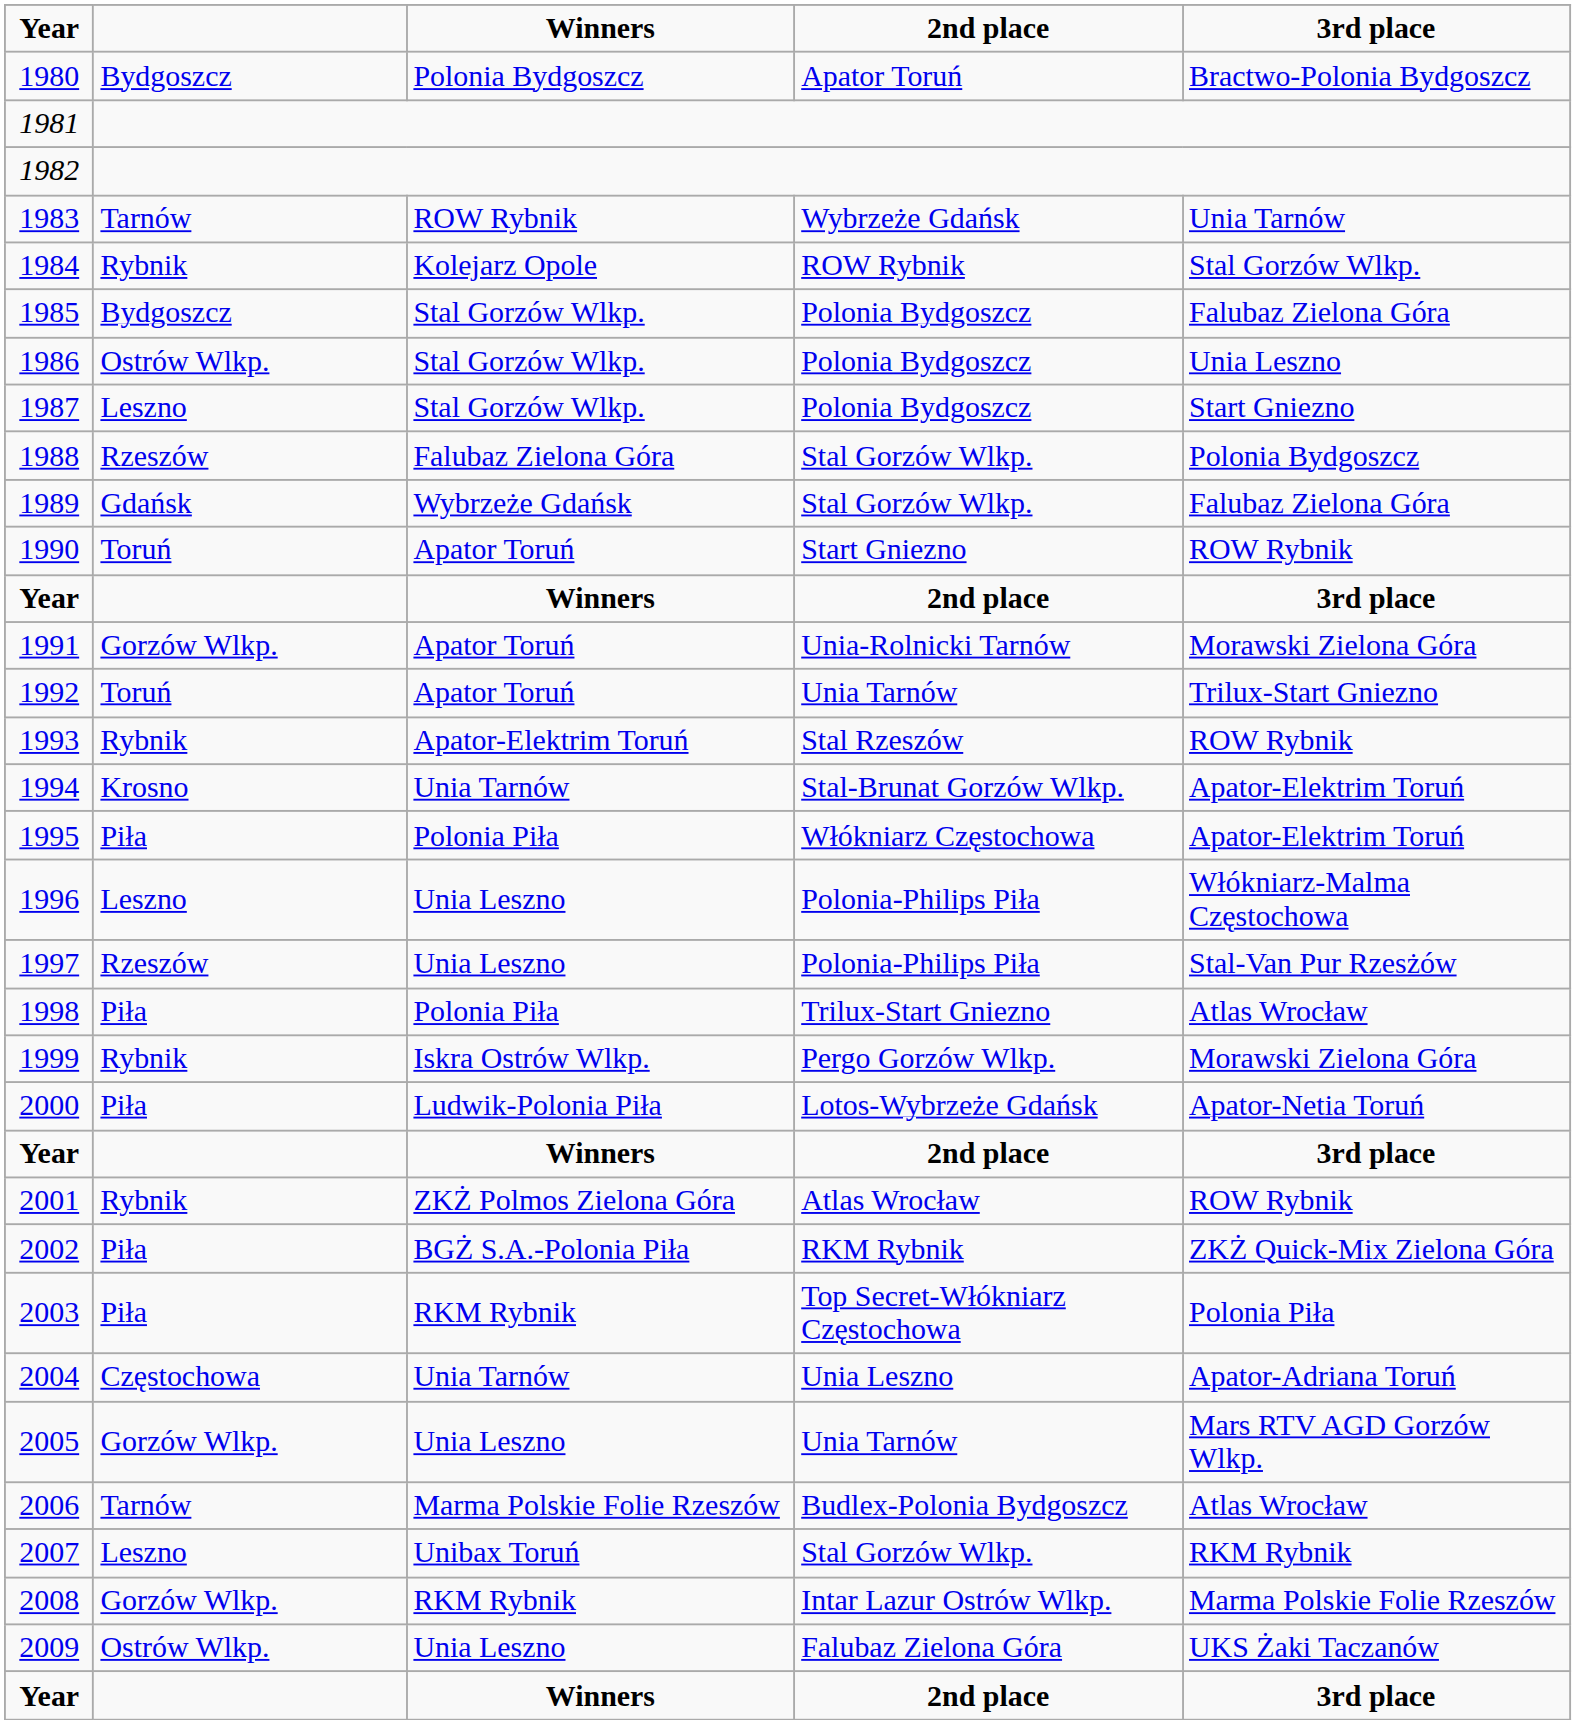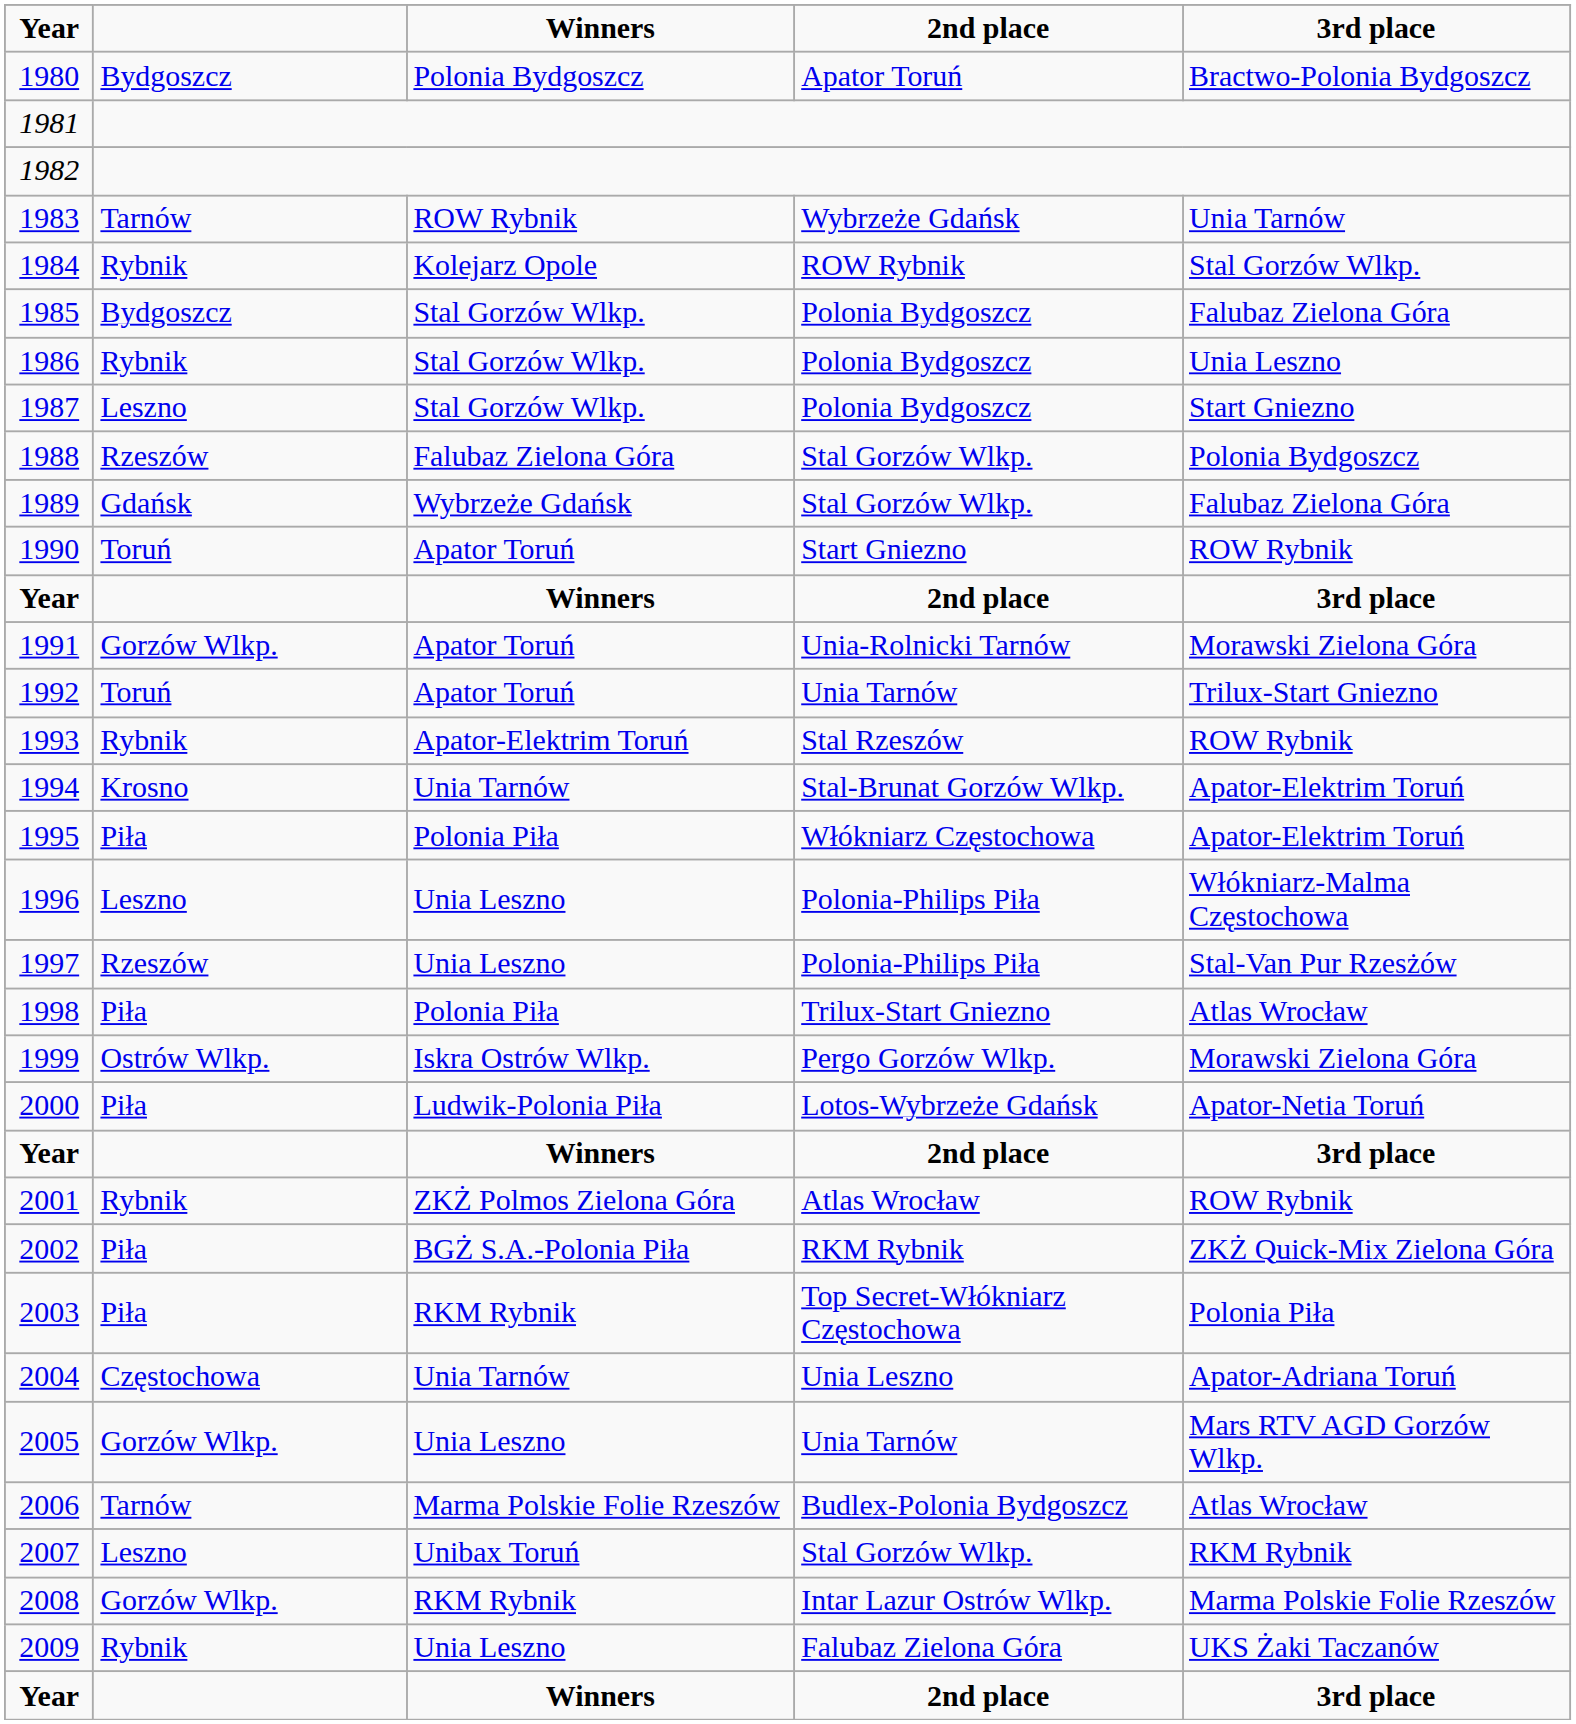(185, 360) Ostrów Wlkp. -> (144, 360) Rybnik
(144, 1058) Rybnik -> (185, 1058) Ostrów Wlkp.
(185, 1647) Ostrów Wlkp. -> (144, 1647) Rybnik
